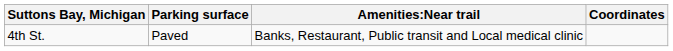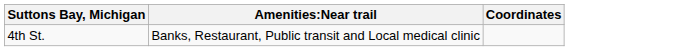- column: (200, 14)
